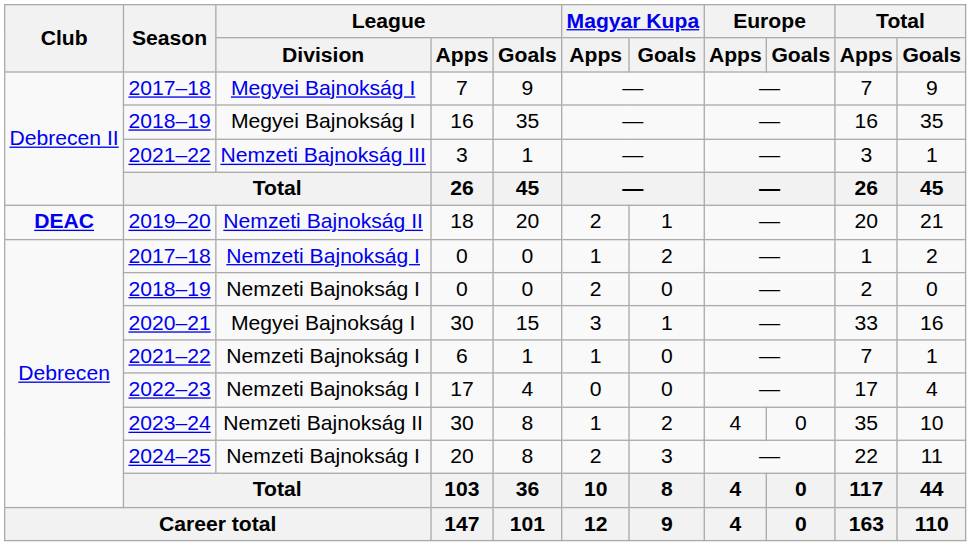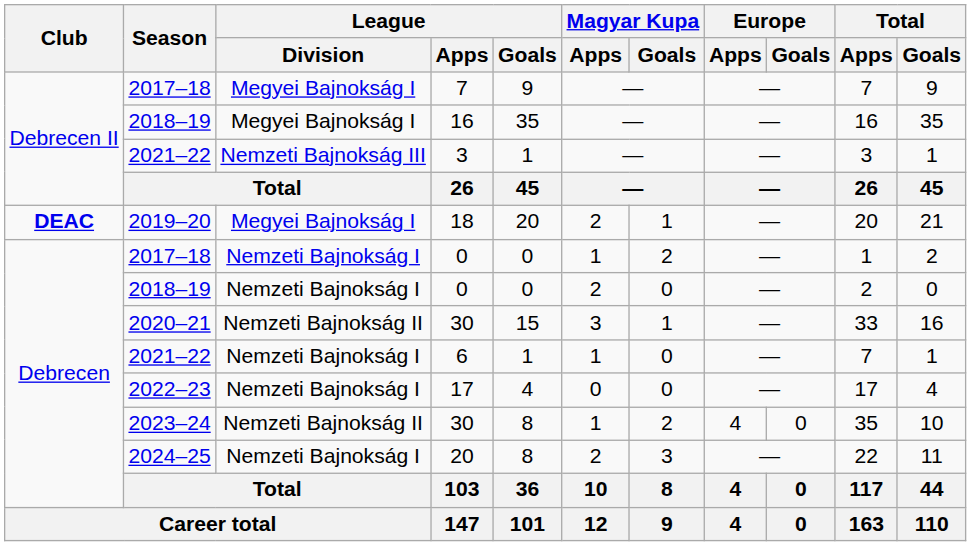(323, 222) Nemzeti Bajnokság II -> (323, 222) Megyei Bajnokság I
(323, 322) Megyei Bajnokság I -> (323, 322) Nemzeti Bajnokság II
